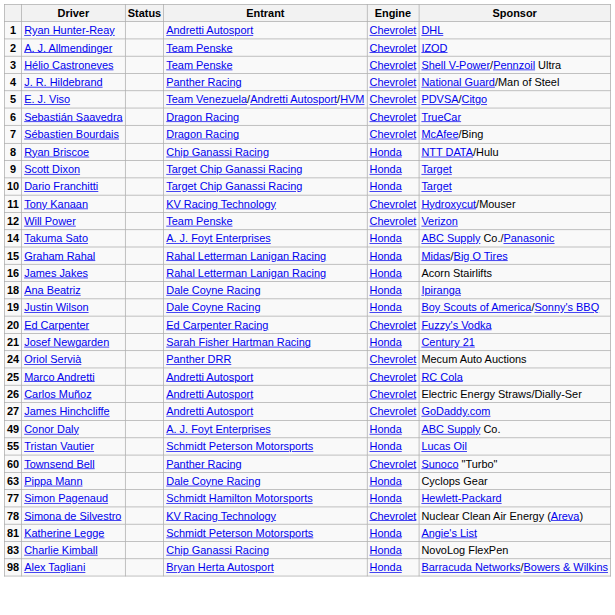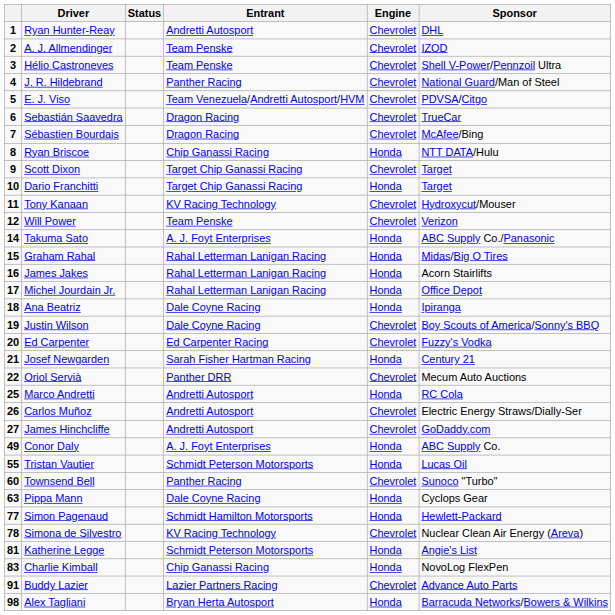(386, 169) Honda -> (393, 169) Chevrolet
+ row: (70, 290)
(386, 308) Honda -> (393, 325) Chevrolet
(13, 360) 24 -> (13, 377) 22
(393, 377) Chevrolet -> (386, 394) Honda
+ row: (56, 585)
